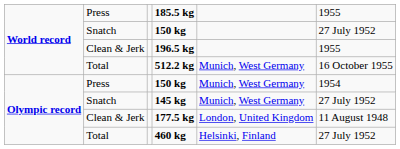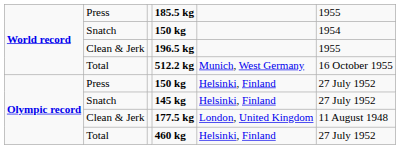(347, 30) 27 July 1952 -> (330, 30) 1954
(252, 83) Munich, West Germany -> (237, 83) Helsinki, Finland
(330, 83) 1954 -> (347, 83) 27 July 1952
(252, 100) Munich, West Germany -> (237, 100) Helsinki, Finland
